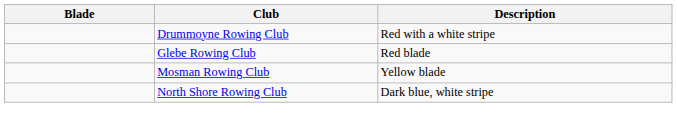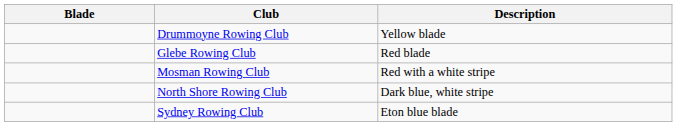(438, 33) Red with a white stripe -> (413, 33) Yellow blade
(413, 72) Yellow blade -> (438, 72) Red with a white stripe
+ row: (210, 111)
